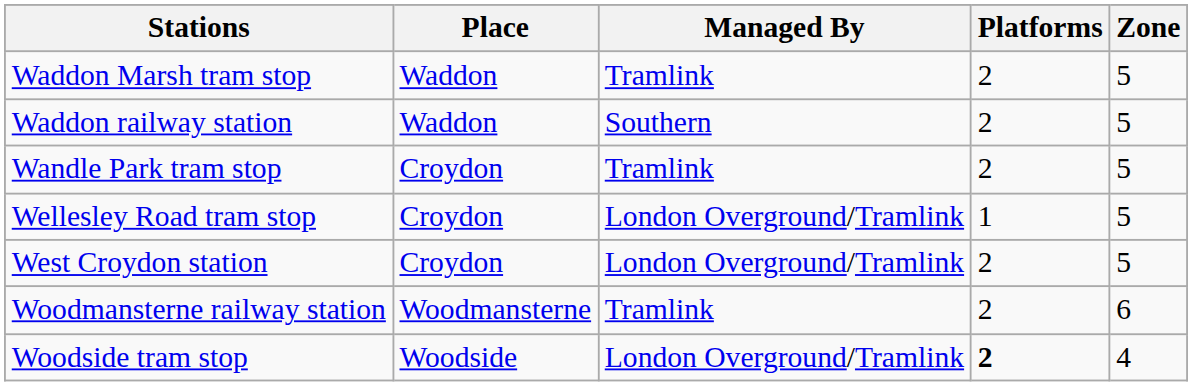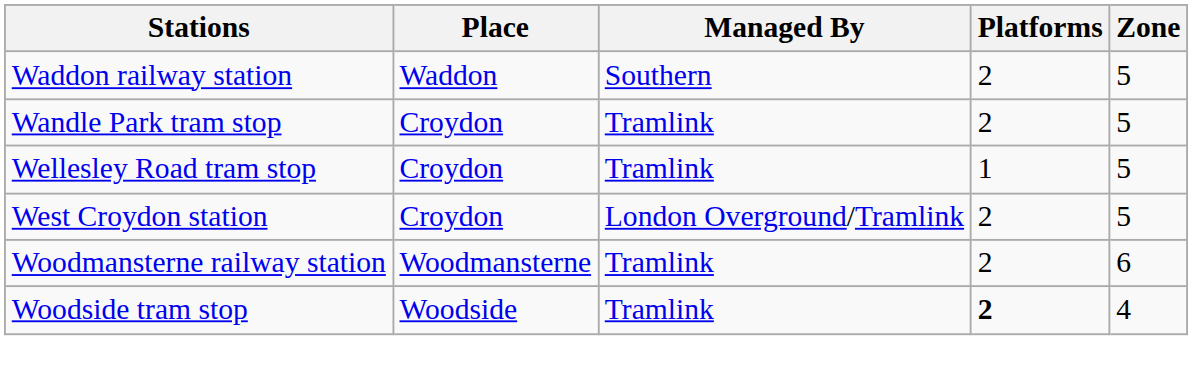- row: (161, 74)
(784, 215) London Overground/Tramlink -> (659, 168) Tramlink
(784, 356) London Overground/Tramlink -> (659, 309) Tramlink
